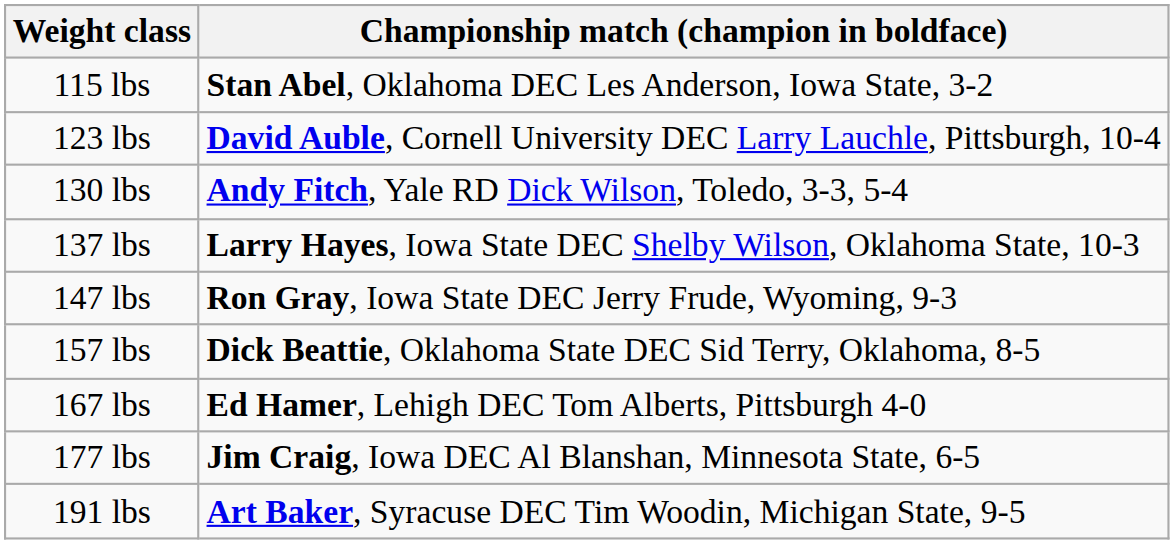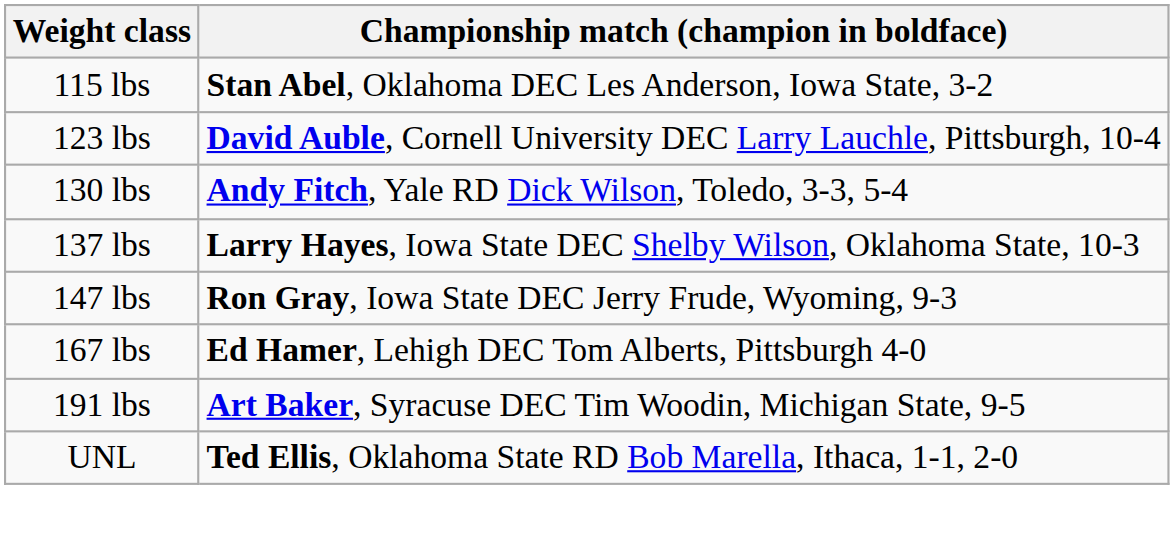- row: (102, 350)
- row: (102, 457)
+ row: (102, 457)
